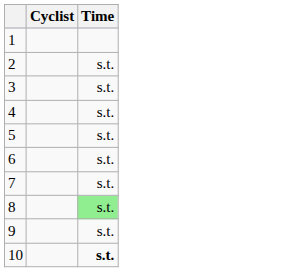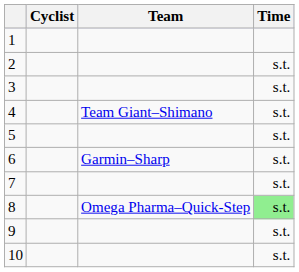+ column: (166, 16)
(105, 254) bold -> (282, 254) normal
